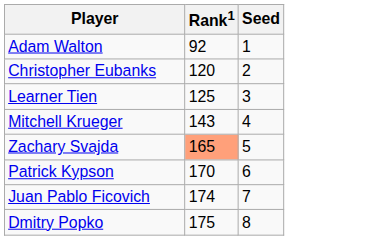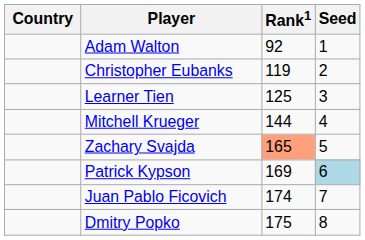+ column: (43, 19)
(202, 71) 120 -> (278, 71) 119
(202, 121) 143 -> (279, 121) 144
(202, 172) 170 -> (279, 172) 169
(246, 172) no background -> (323, 172) lightblue background
